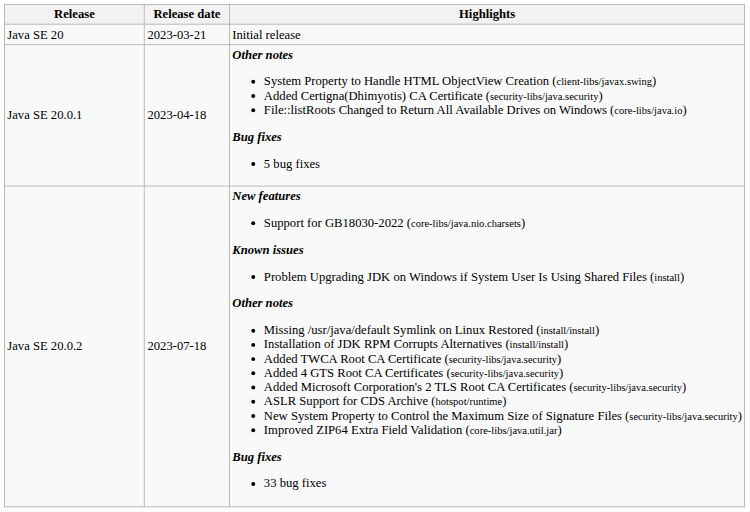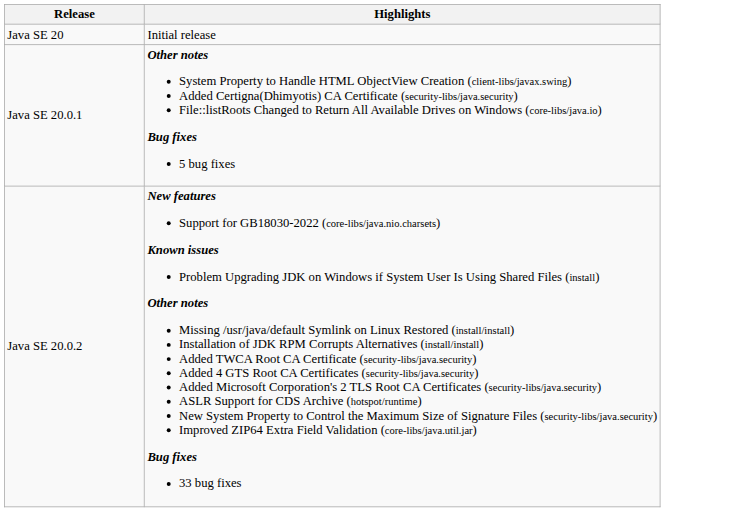- column: (187, 14)
